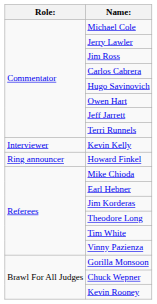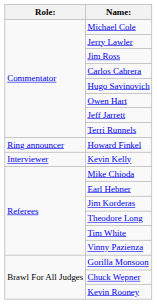rows swapped: (109, 144) <-> (114, 159)
